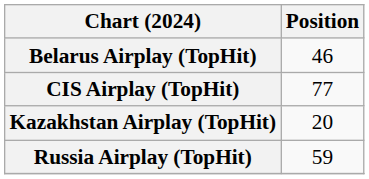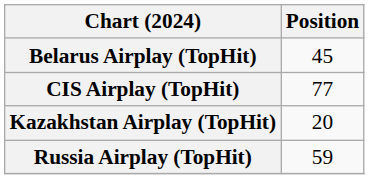(322, 55) 46 -> (322, 55) 45
